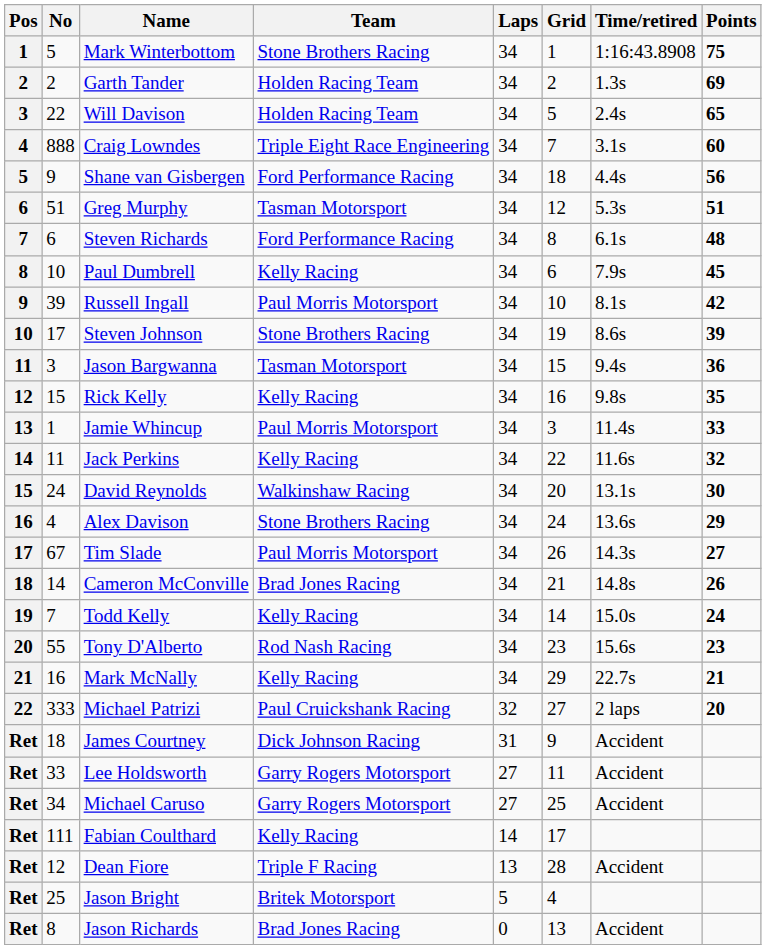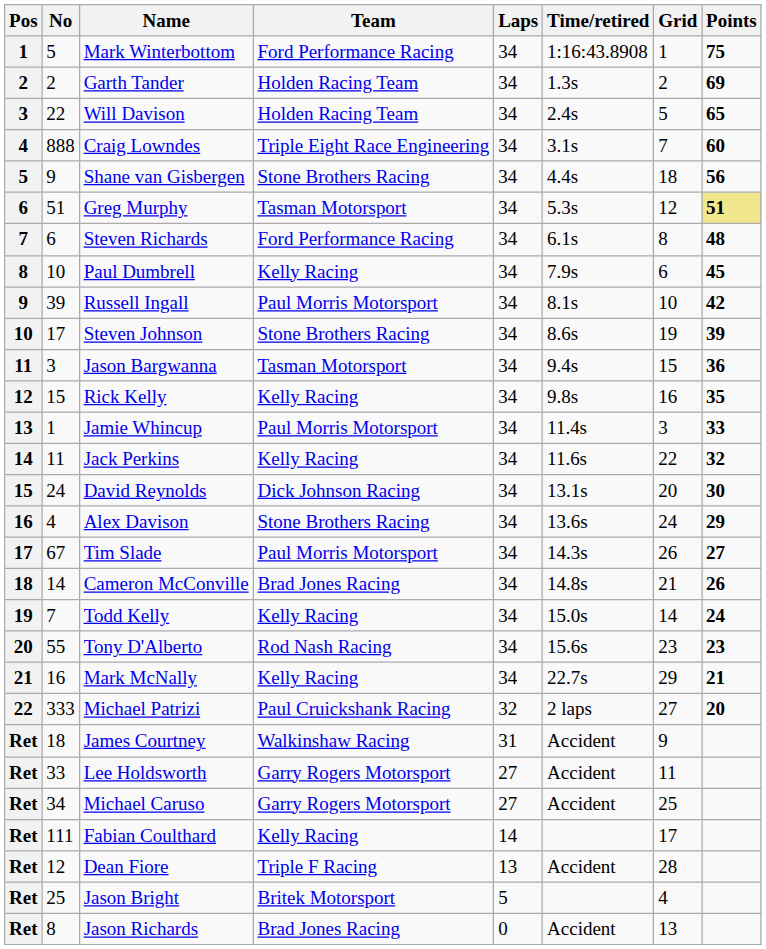columns swapped: (646, 20) <-> (567, 20)
(343, 51) Stone Brothers Racing -> (356, 51) Ford Performance Racing
(356, 176) Ford Performance Racing -> (343, 176) Stone Brothers Racing
(716, 208) no background -> (716, 208) khaki background
(333, 490) Walkinshaw Racing -> (339, 490) Dick Johnson Racing
(339, 740) Dick Johnson Racing -> (333, 740) Walkinshaw Racing
